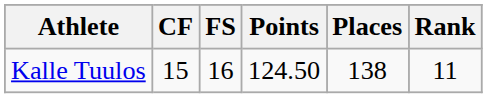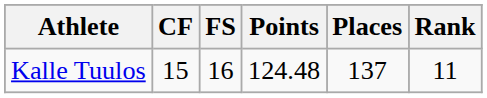(284, 69) 124.50 -> (284, 69) 124.48
(367, 69) 138 -> (367, 69) 137
